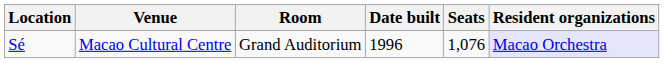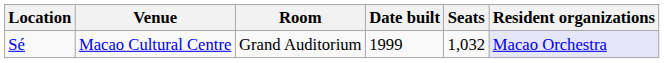(386, 44) 1996 -> (386, 44) 1999
(466, 44) 1,076 -> (466, 44) 1,032
